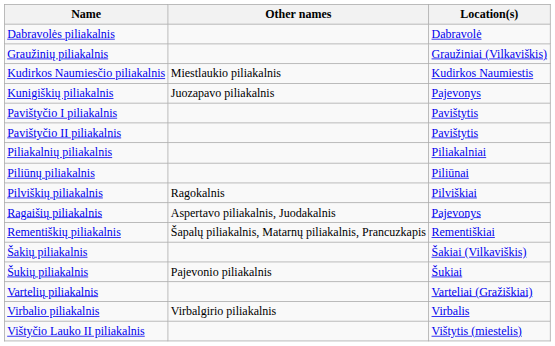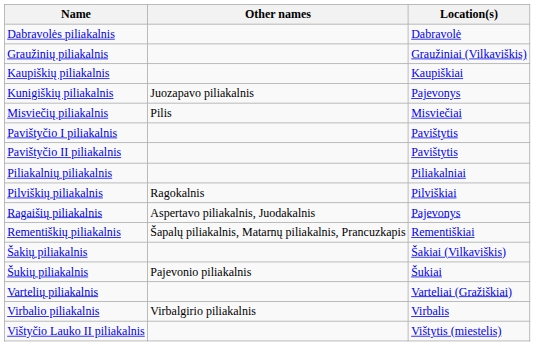+ row: (58, 73)
- row: (86, 73)
+ row: (58, 113)
- row: (51, 172)
